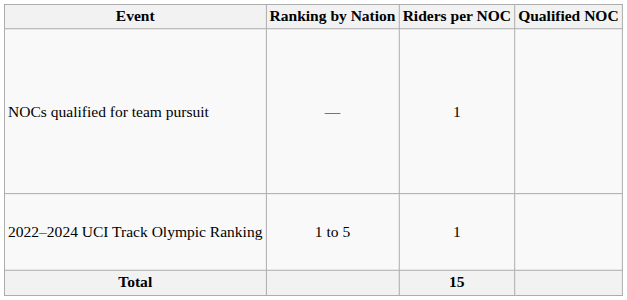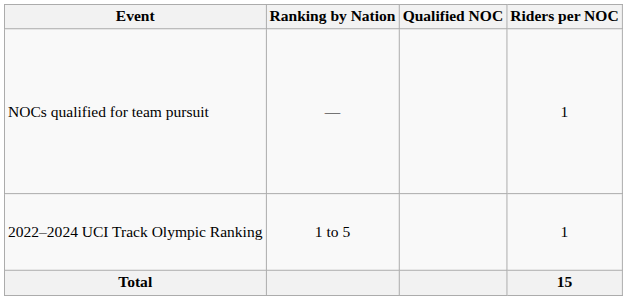columns swapped: (568, 16) <-> (457, 16)
